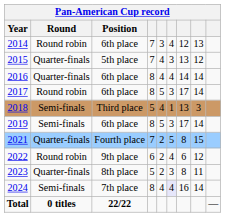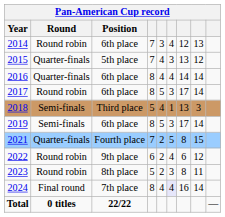(61, 172) Quarter-finals -> (61, 172) Round robin
(61, 188) Semi-finals -> (61, 188) Final round
